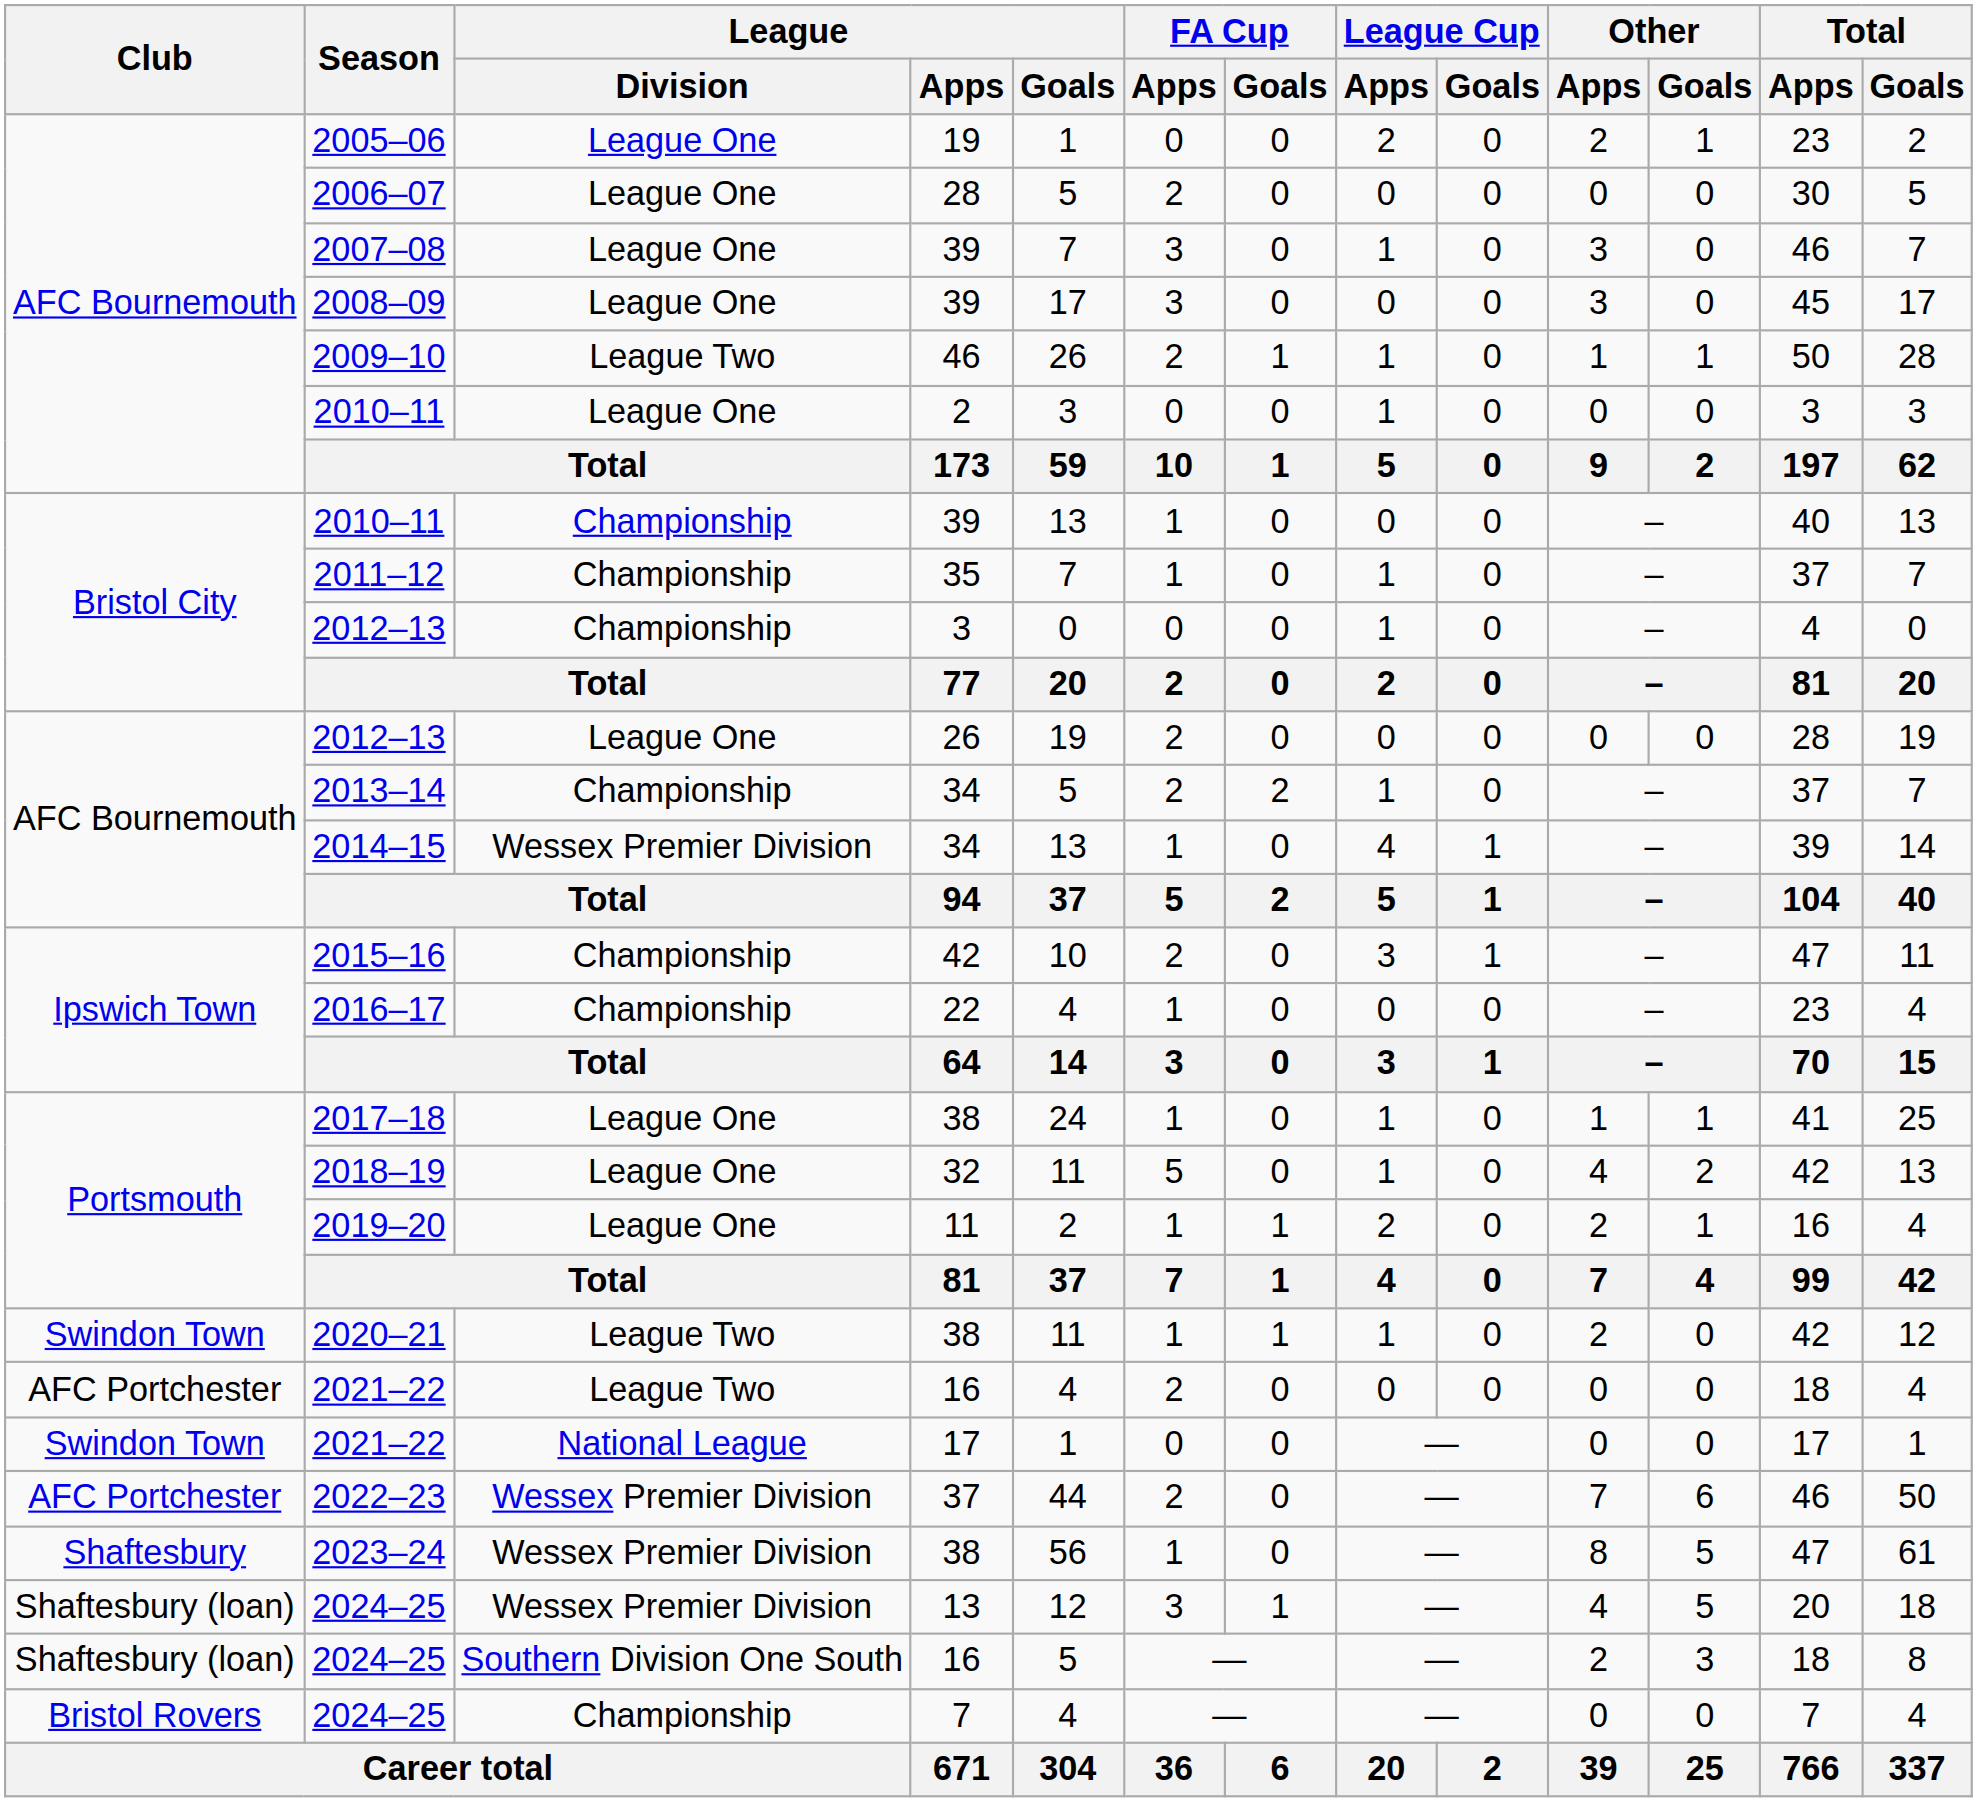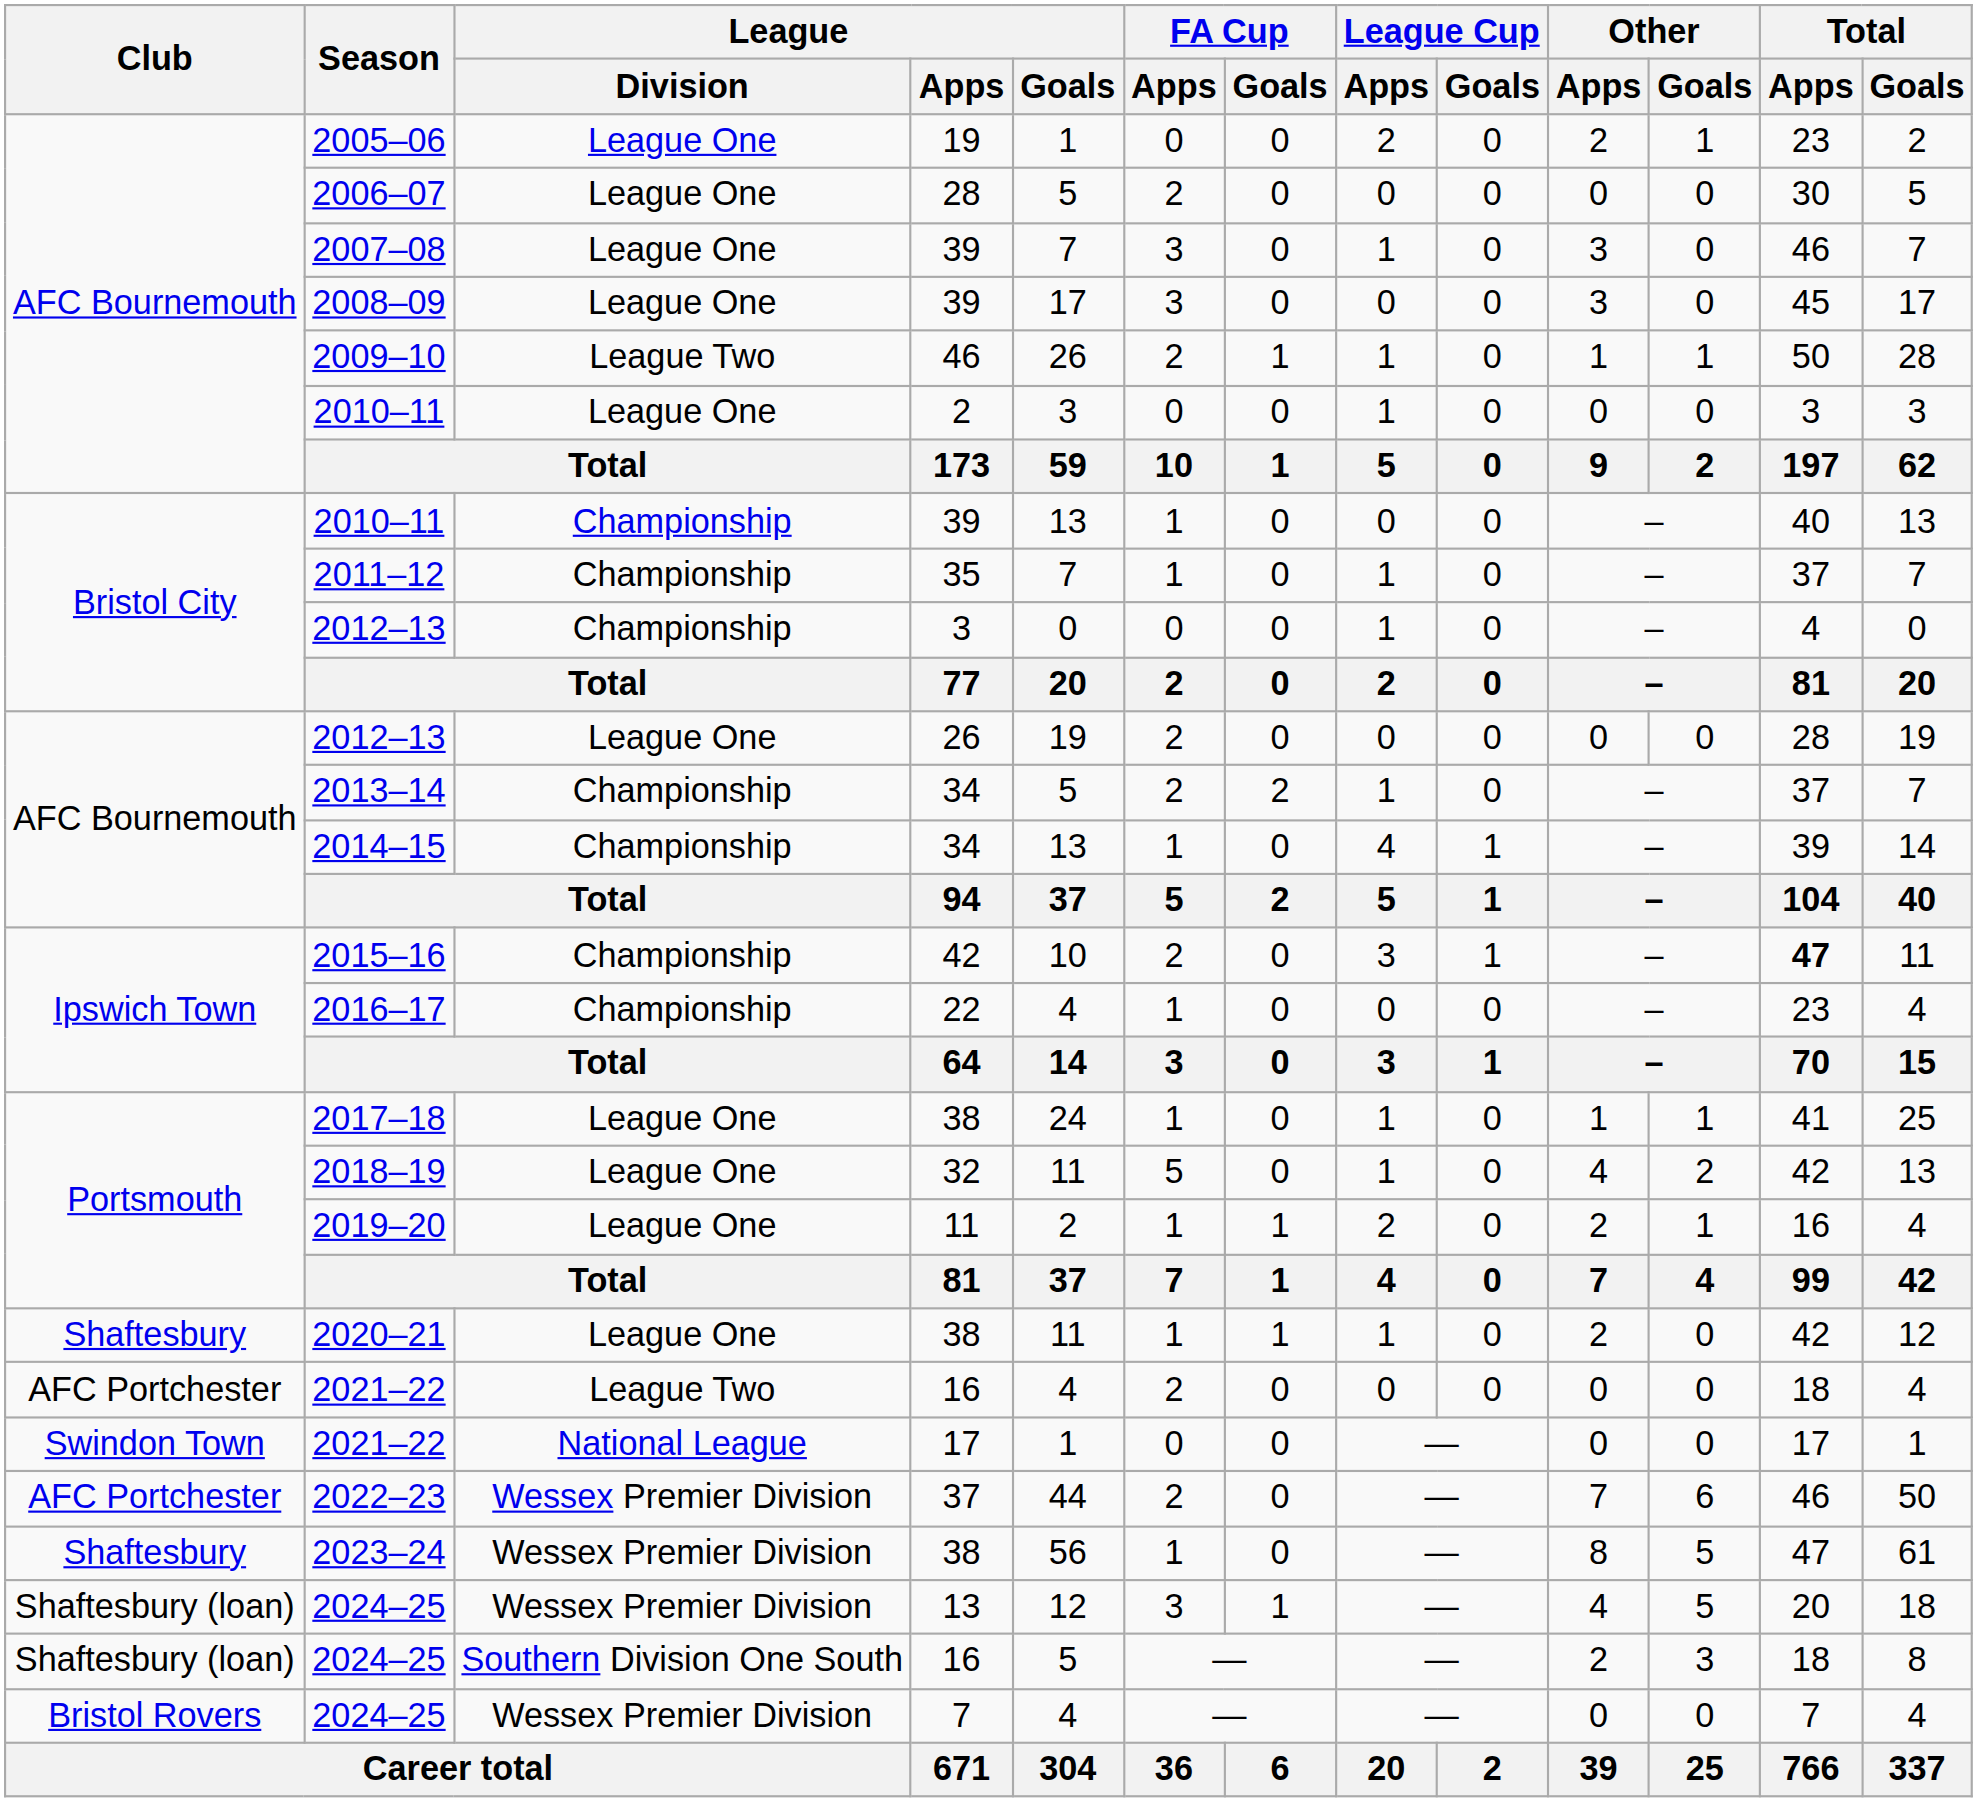(682, 846) Wessex Premier Division -> (682, 846) Championship
(1811, 954) normal -> (1811, 954) bold
(155, 1334) Swindon Town -> (155, 1334) Shaftesbury
(682, 1334) League Two -> (682, 1334) League One
(682, 1715) Championship -> (682, 1715) Wessex Premier Division
